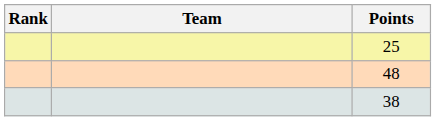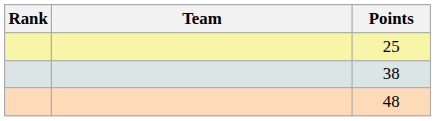rows swapped: (391, 102) <-> (391, 74)
